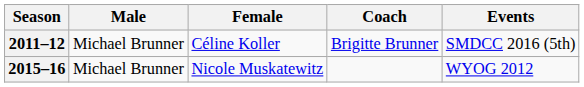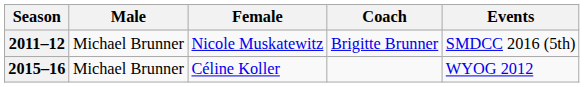(236, 43) Céline Koller -> (257, 43) Nicole Muskatewitz
(257, 69) Nicole Muskatewitz -> (236, 69) Céline Koller
